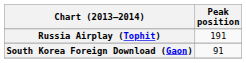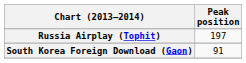(218, 36) 191 -> (218, 36) 197
